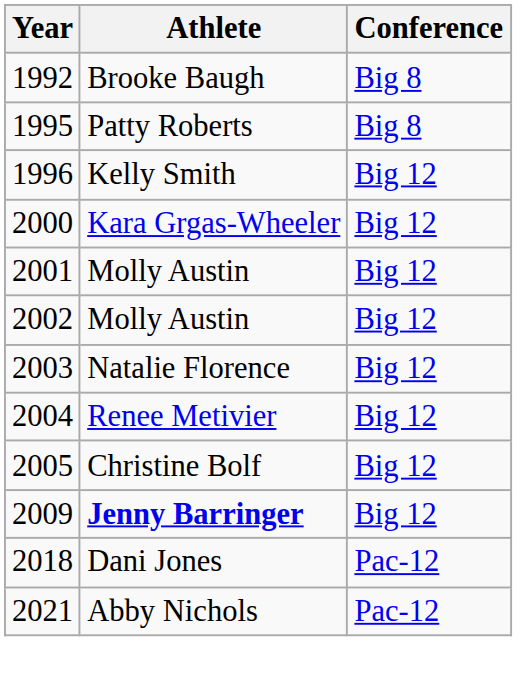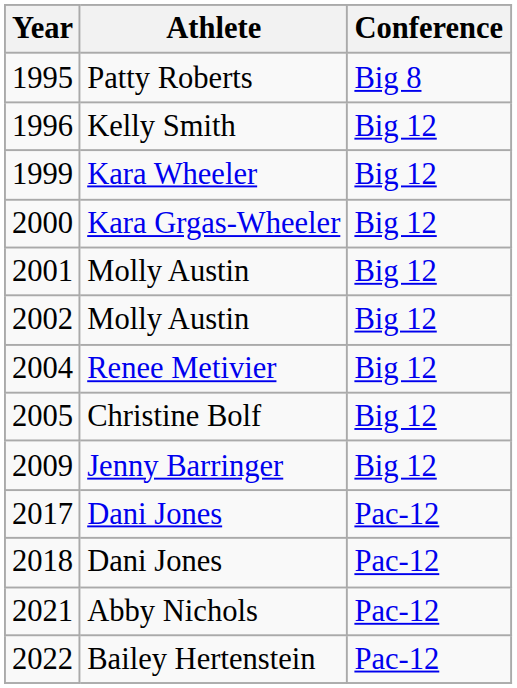- row: (43, 77)
+ row: (43, 174)
- row: (43, 367)
(195, 513) bold -> (185, 464) normal
+ row: (43, 513)
+ row: (43, 658)
